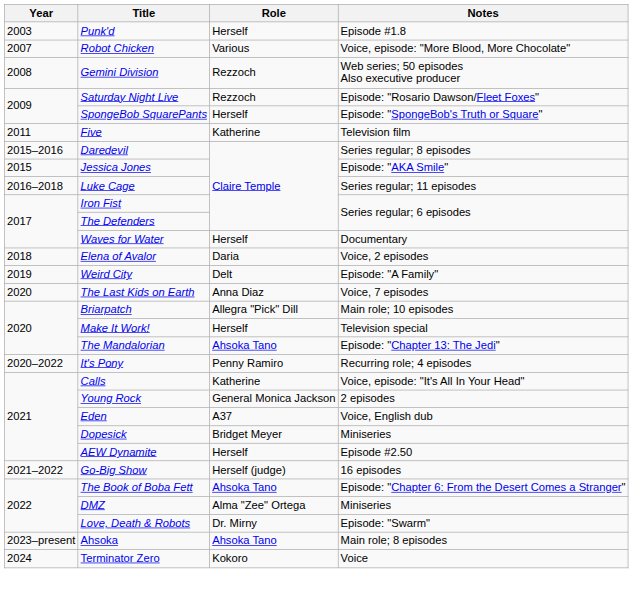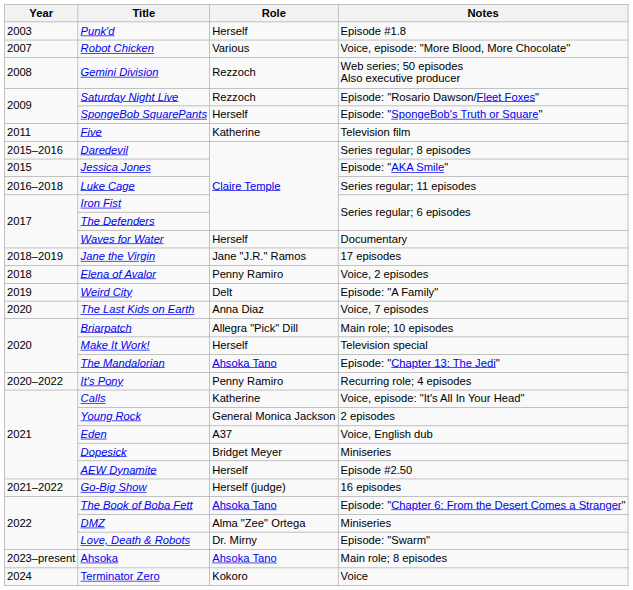+ row: (118, 256)
(226, 256) Daria -> (248, 274) Penny Ramiro
